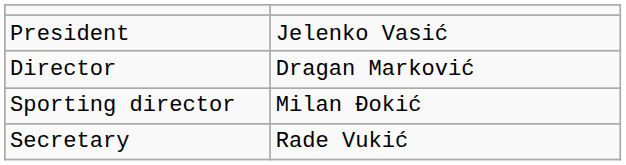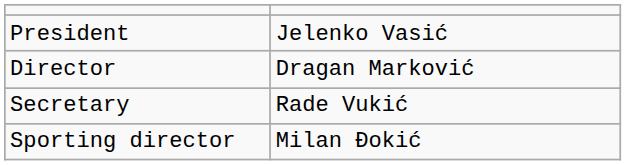rows swapped: (123, 105) <-> (70, 141)
